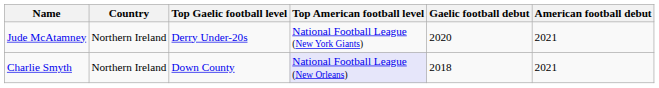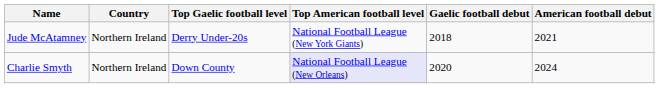(440, 37) 2020 -> (440, 37) 2018
(440, 67) 2018 -> (440, 67) 2020
(546, 67) 2021 -> (546, 67) 2024
